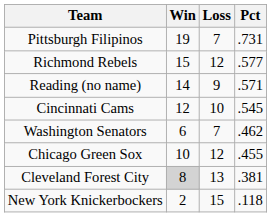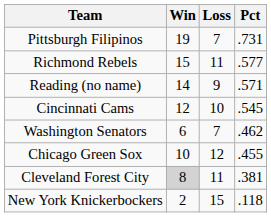(217, 62) 12 -> (217, 62) 11
(217, 177) 13 -> (217, 177) 11
